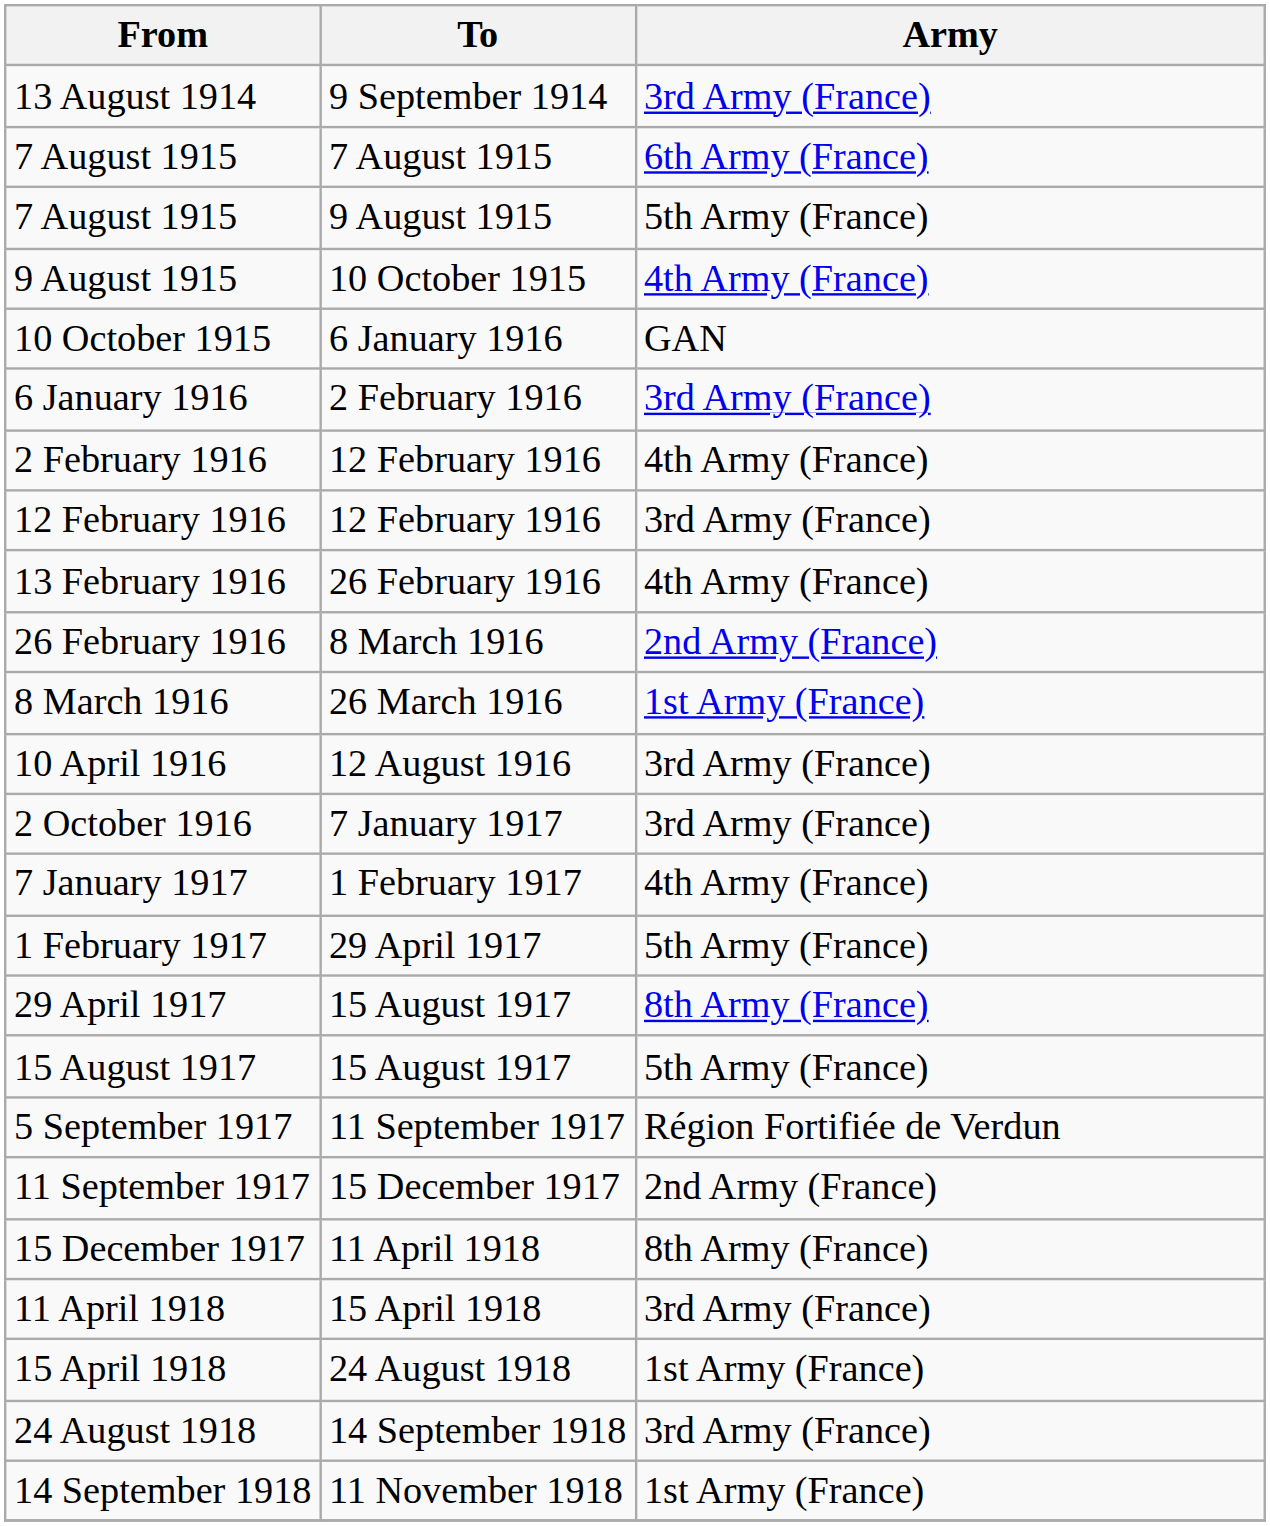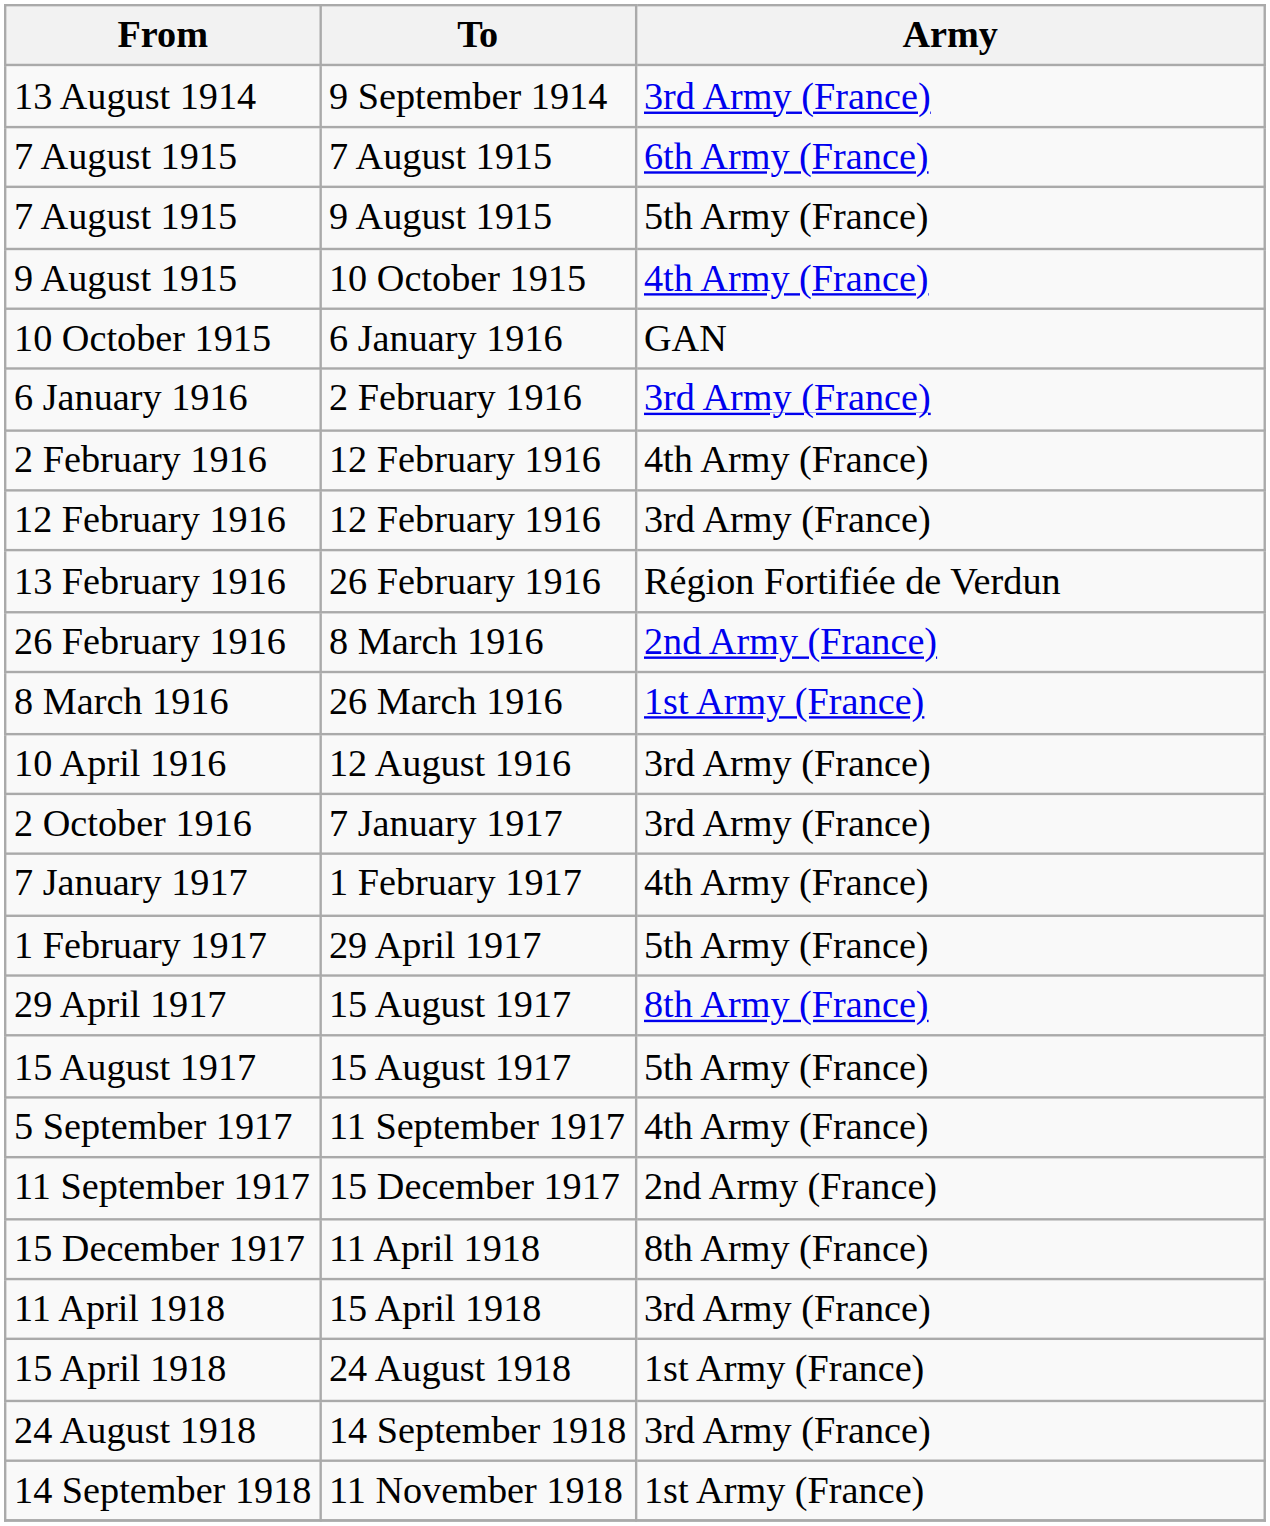(786, 580) 4th Army (France) -> (852, 580) Région Fortifiée de Verdun
(852, 1126) Région Fortifiée de Verdun -> (786, 1126) 4th Army (France)
